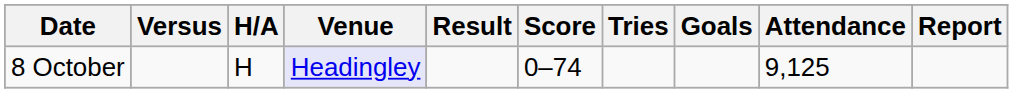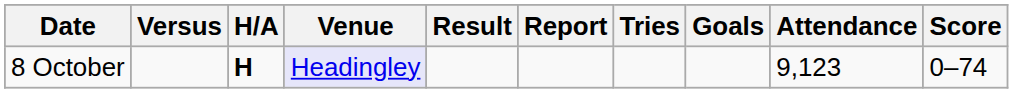columns swapped: (560, 26) <-> (960, 26)
(243, 67) normal -> (243, 67) bold
(797, 67) 9,125 -> (809, 67) 9,123
